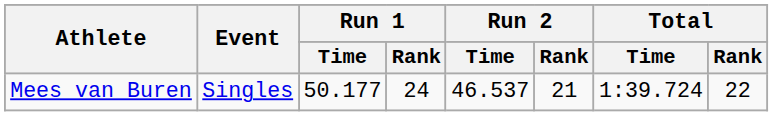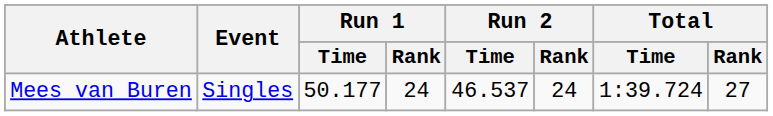(564, 91) 21 -> (564, 91) 24
(738, 91) 22 -> (738, 91) 27
